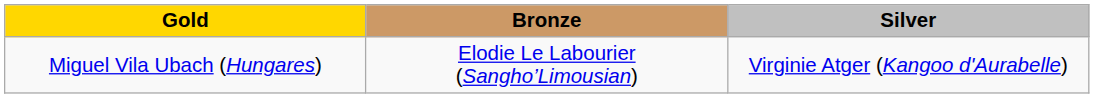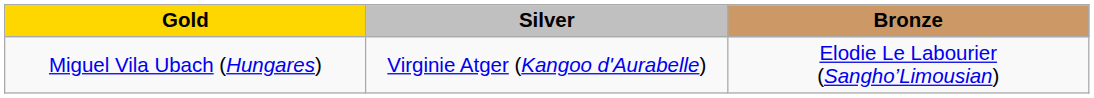columns swapped: (908, 20) <-> (547, 20)
